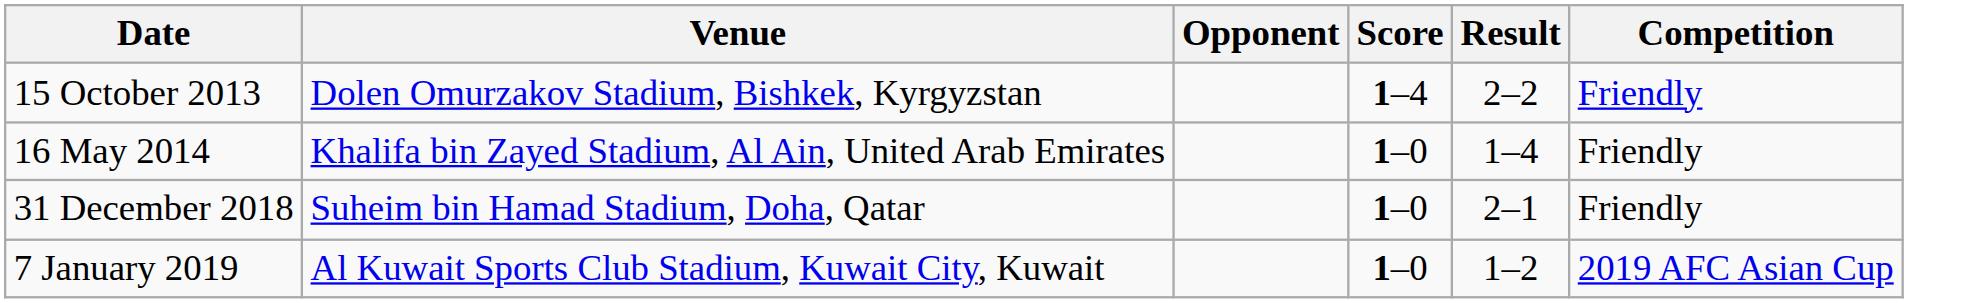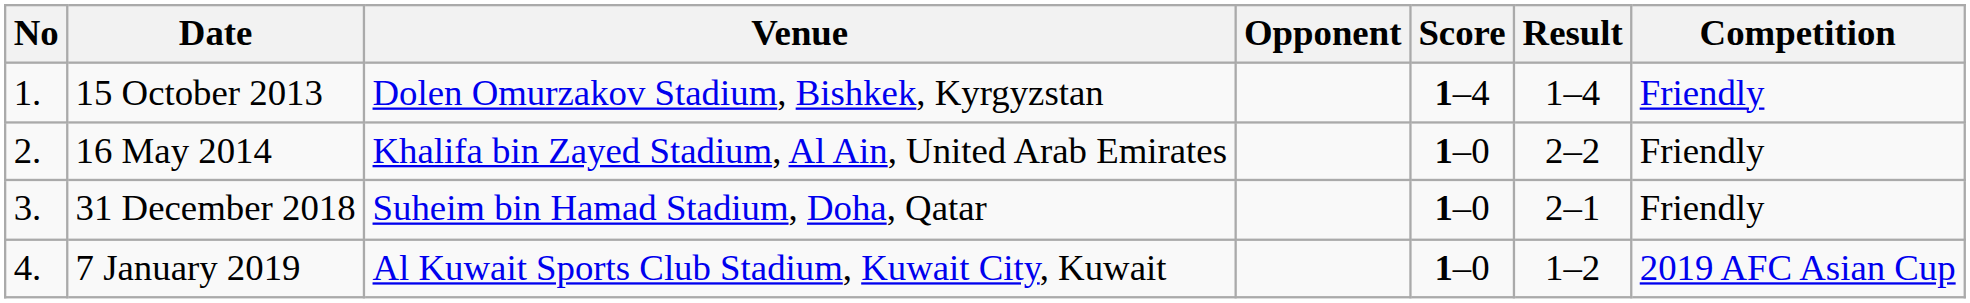+ column: (36, 33)
(1511, 92) 2–2 -> (1573, 92) 1–4
(1511, 150) 1–4 -> (1573, 150) 2–2
